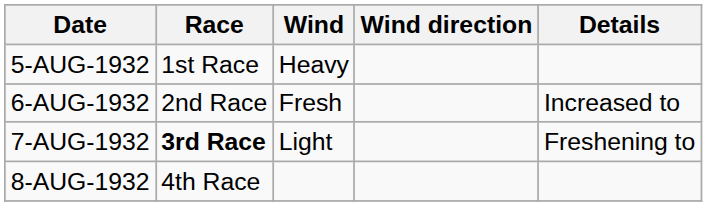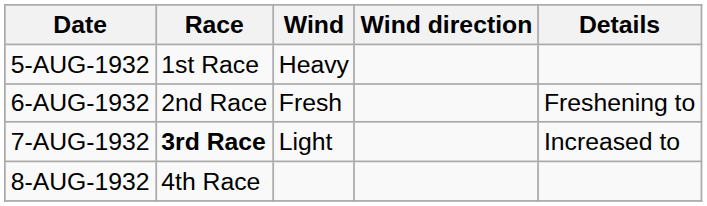(612, 103) Increased to -> (620, 103) Freshening to
(620, 142) Freshening to -> (612, 142) Increased to
